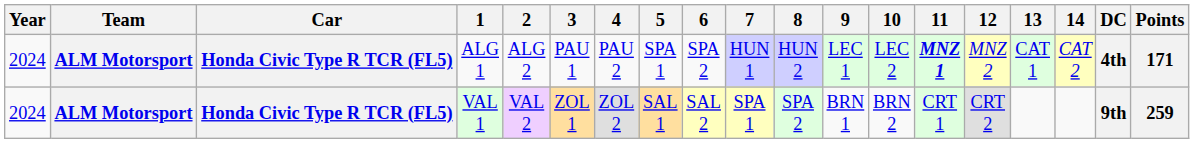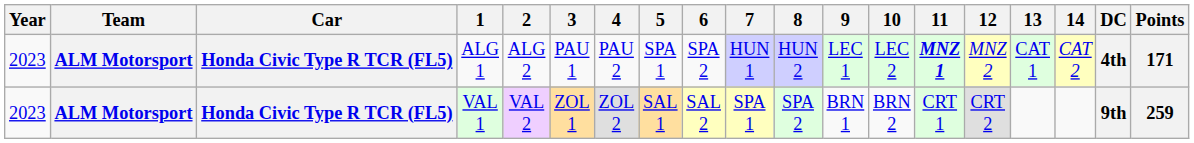(27, 60) 2024 -> (27, 60) 2023
(27, 112) 2024 -> (27, 112) 2023
